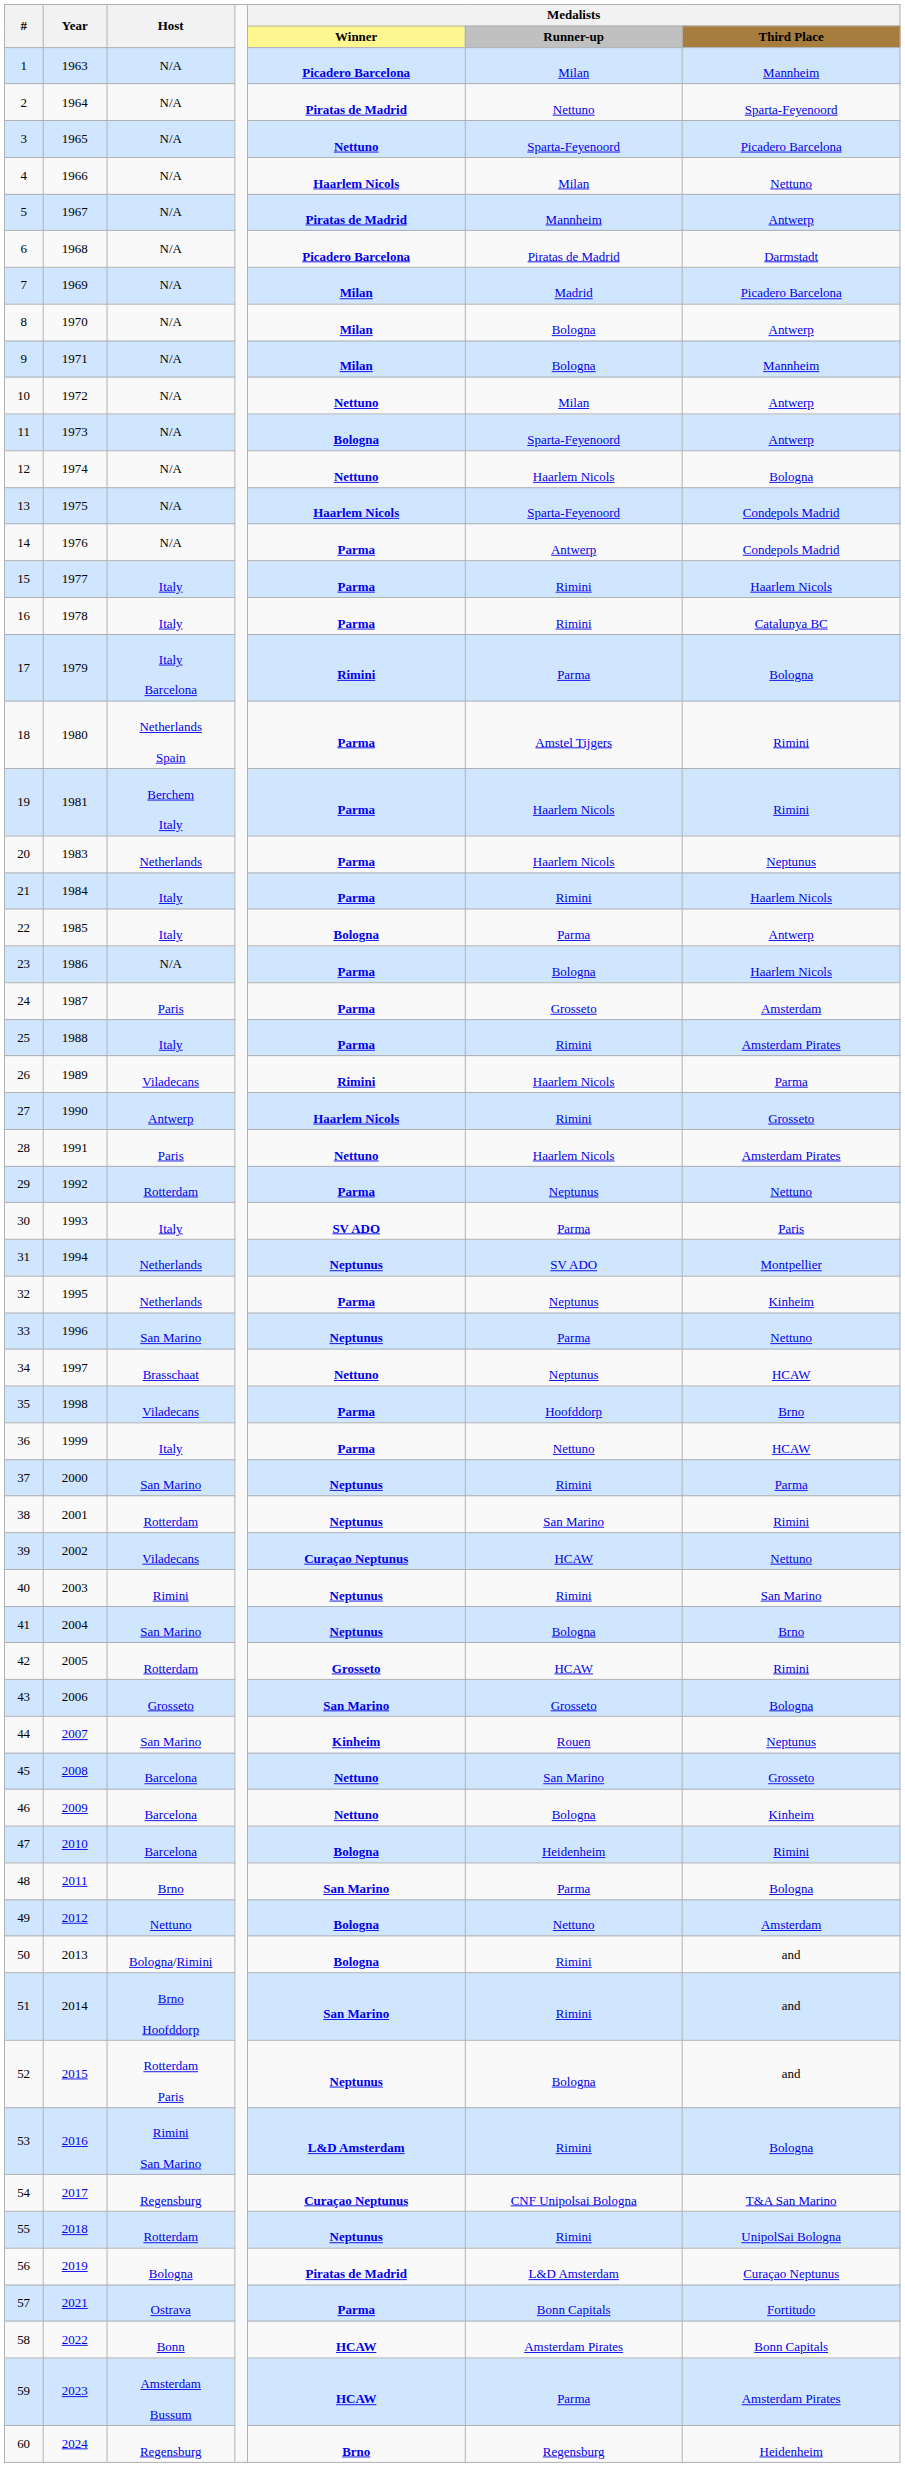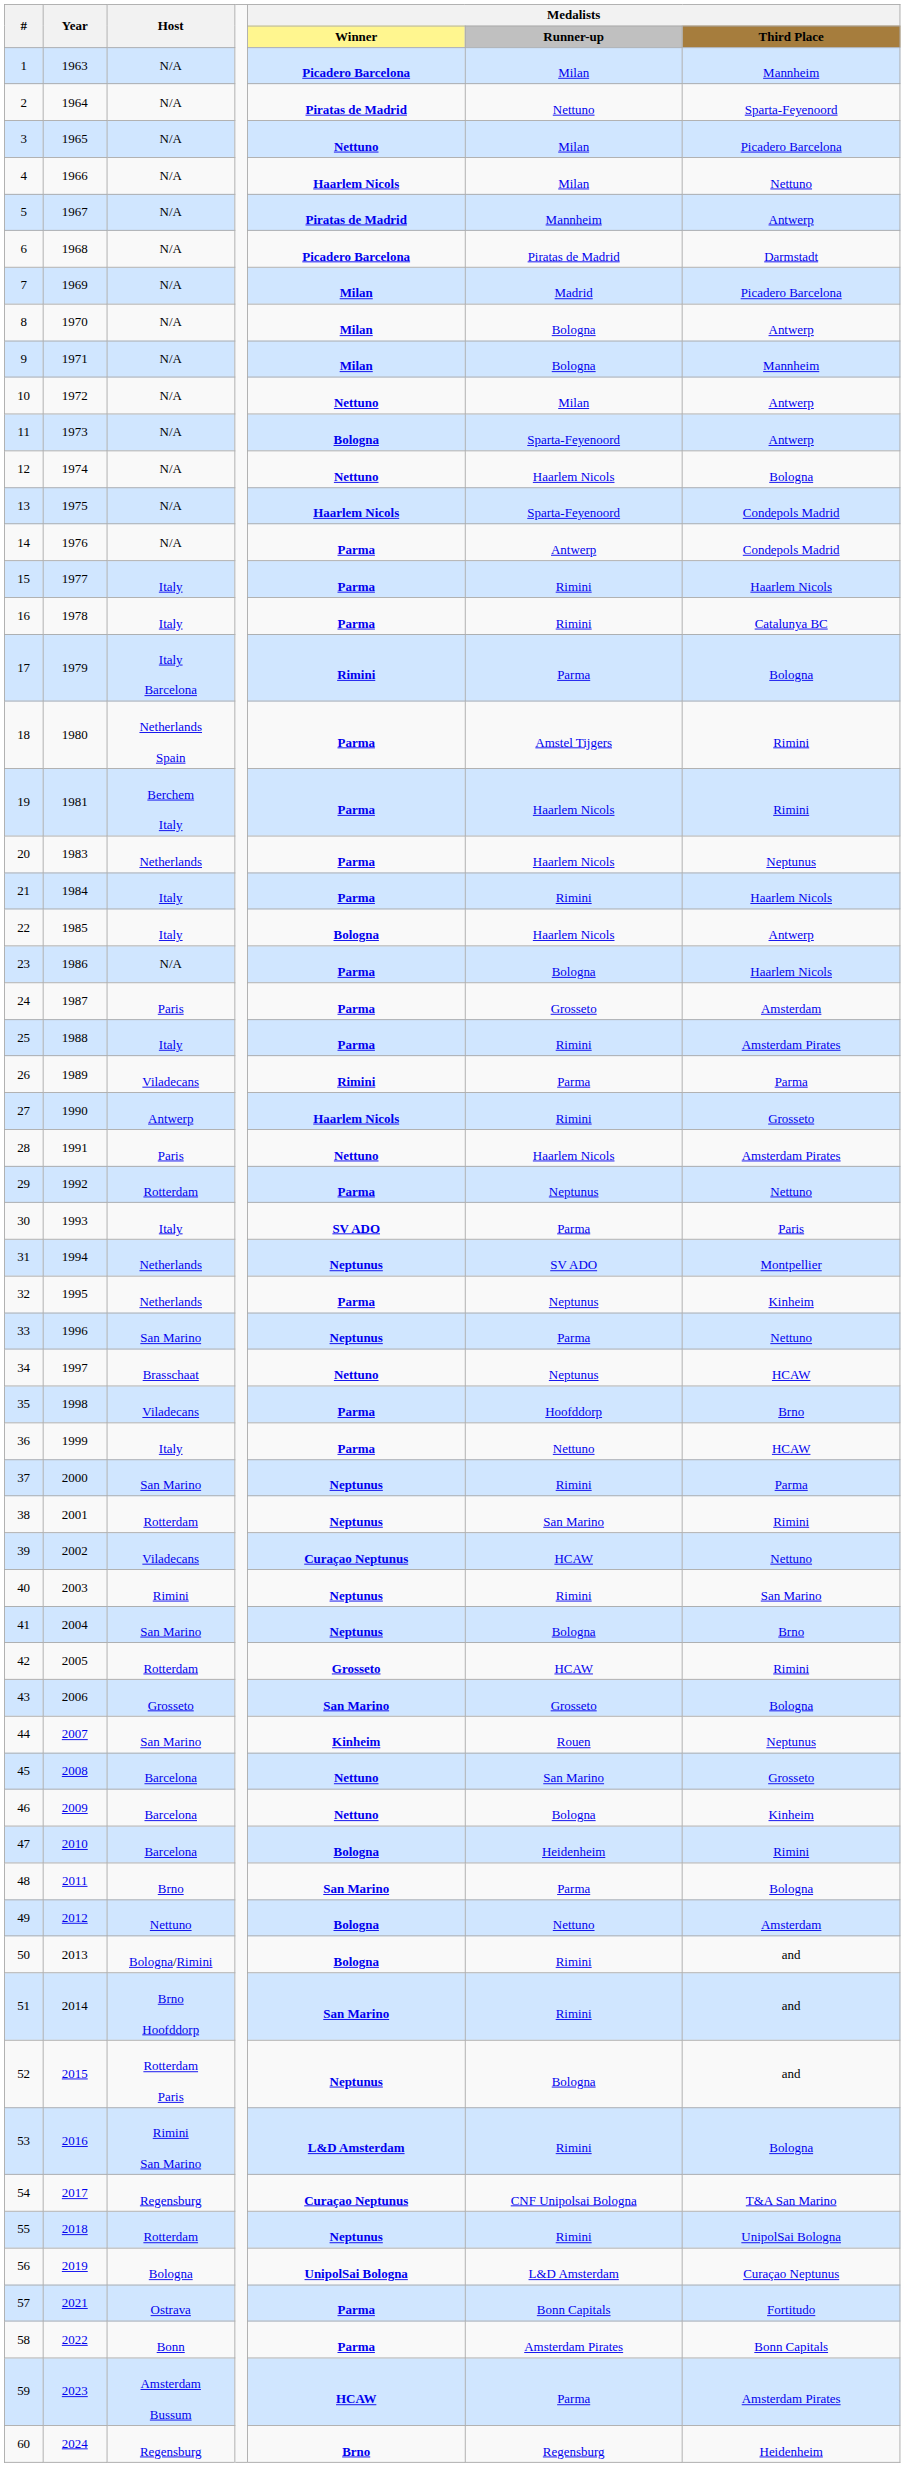(574, 146) Sparta-Feyenoord -> (574, 146) Milan
(574, 935) Parma -> (574, 935) Haarlem Nicols
(574, 1082) Haarlem Nicols -> (574, 1082) Parma
(356, 2274) Piratas de Madrid -> (356, 2274) UnipolSai Bologna
(356, 2347) HCAW -> (356, 2347) Parma
